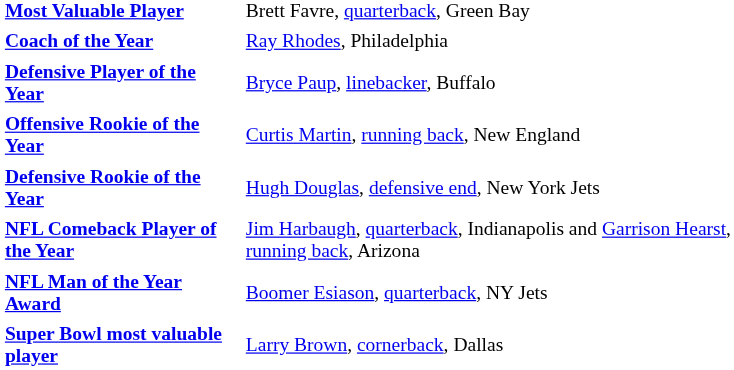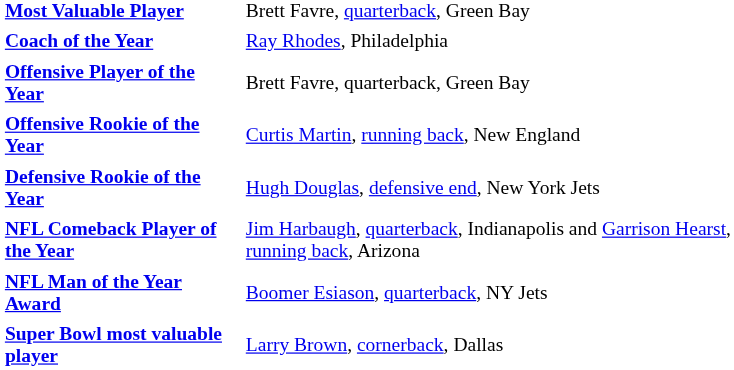+ row: (100, 82)
- row: (100, 82)
